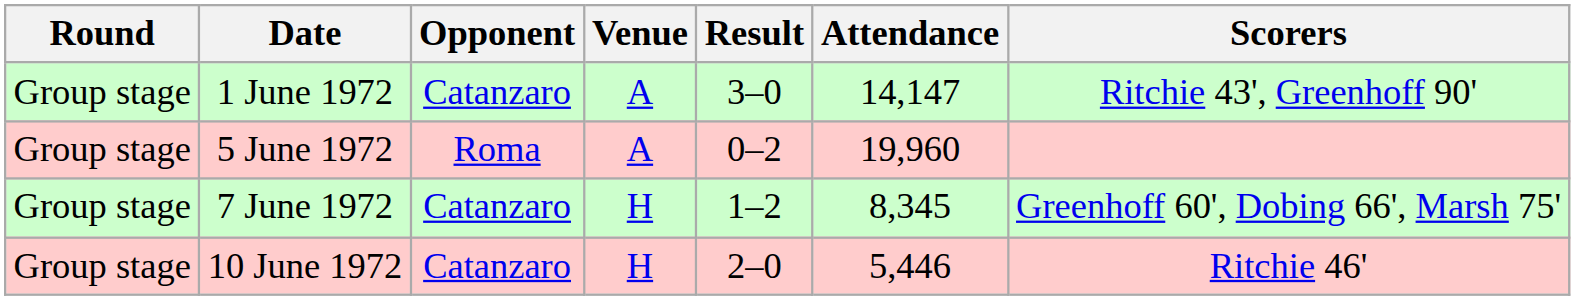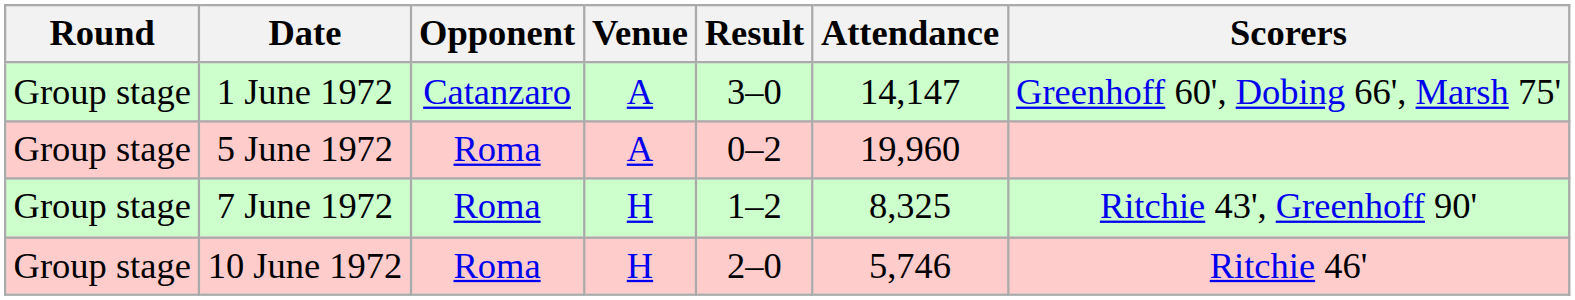(1289, 91) Ritchie 43', Greenhoff 90' -> (1289, 91) Greenhoff 60', Dobing 66', Marsh 75'
(497, 206) Catanzaro -> (497, 206) Roma
(910, 206) 8,345 -> (910, 206) 8,325
(1289, 206) Greenhoff 60', Dobing 66', Marsh 75' -> (1289, 206) Ritchie 43', Greenhoff 90'
(497, 264) Catanzaro -> (497, 264) Roma
(910, 264) 5,446 -> (910, 264) 5,746
